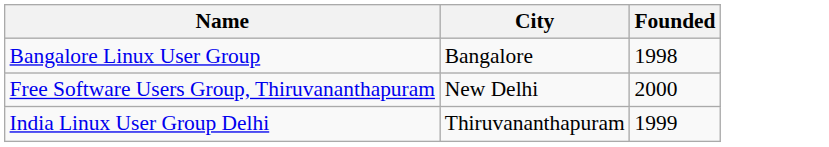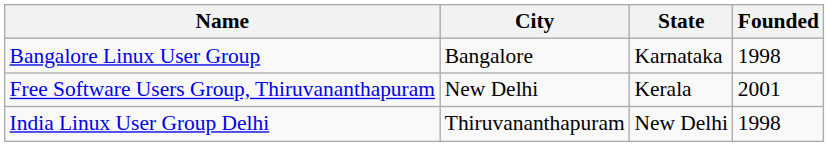+ column: (681, 21)
(656, 89) 2000 -> (759, 89) 2001
(656, 123) 1999 -> (759, 123) 1998
